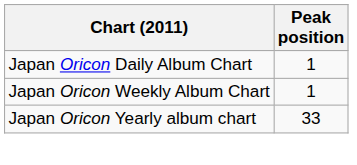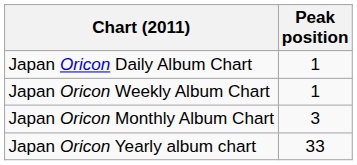+ row: (141, 118)
